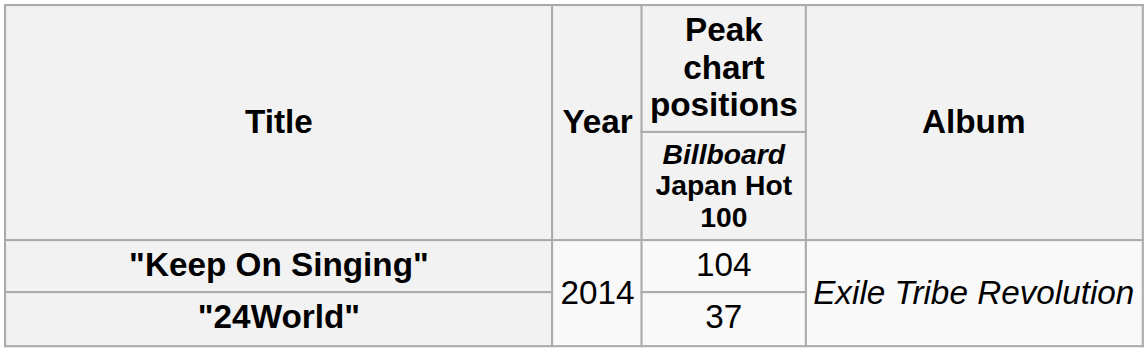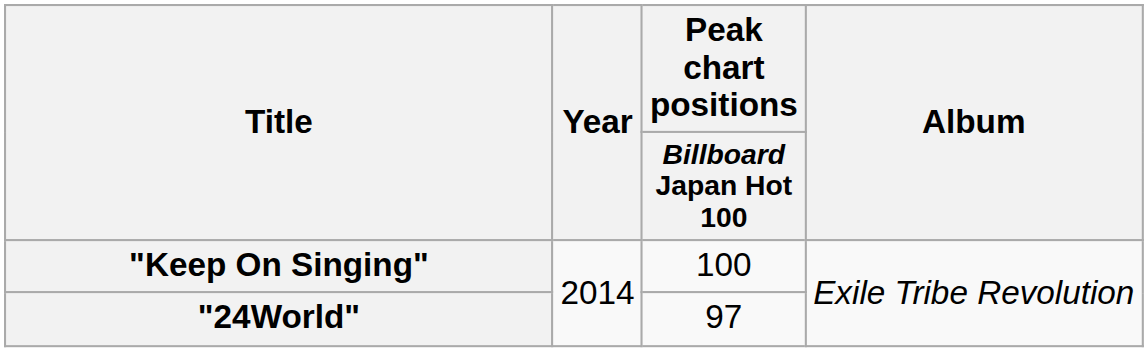(724, 265) 104 -> (724, 265) 100
(724, 318) 37 -> (724, 318) 97
